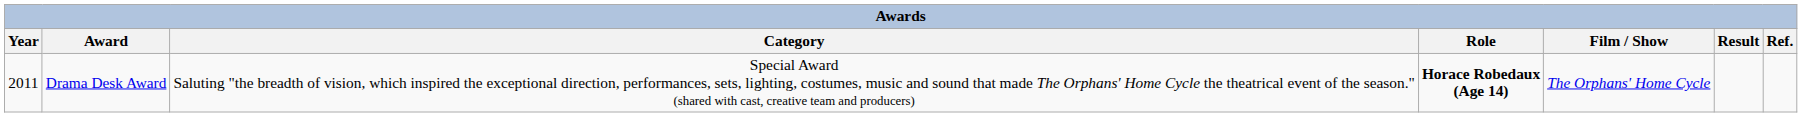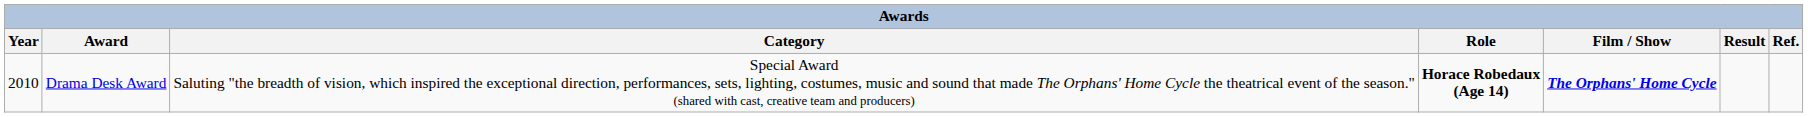(23, 82) 2011 -> (23, 82) 2010
(1629, 82) normal -> (1632, 82) bold
